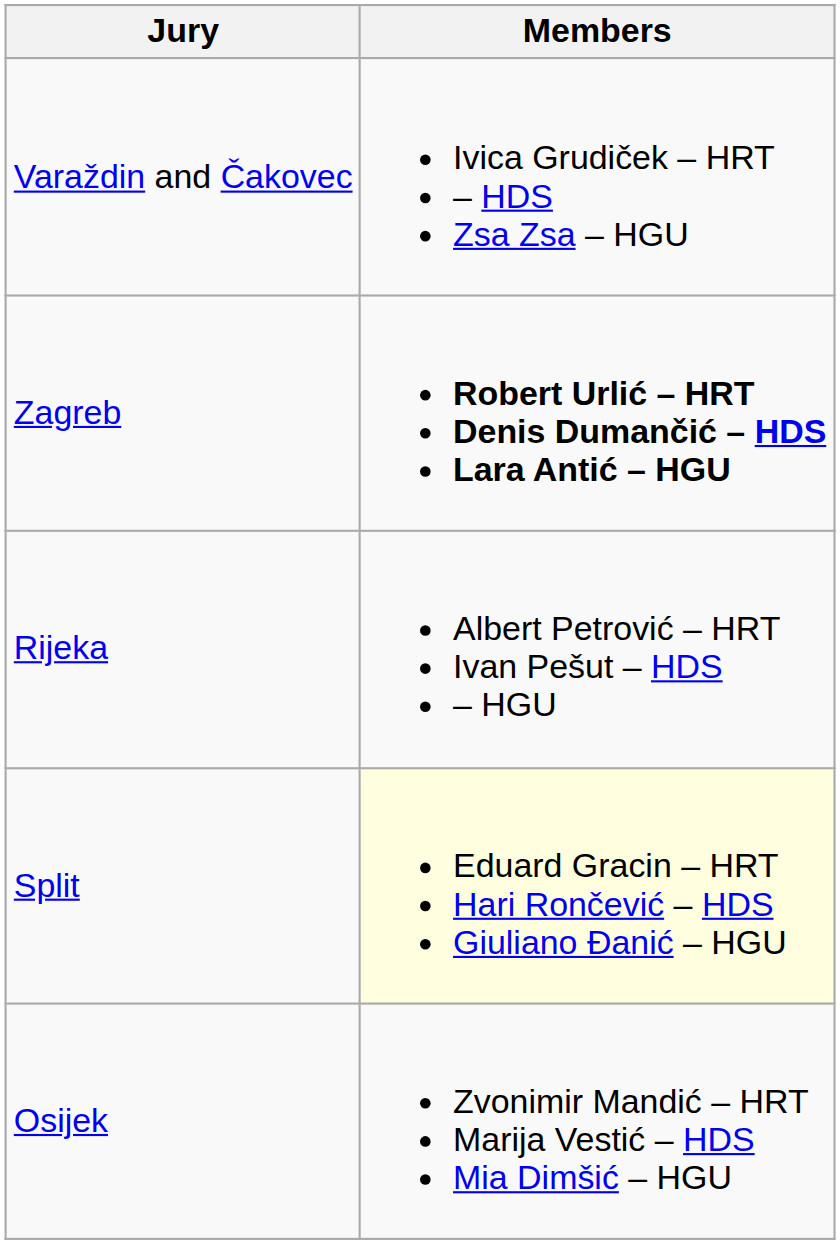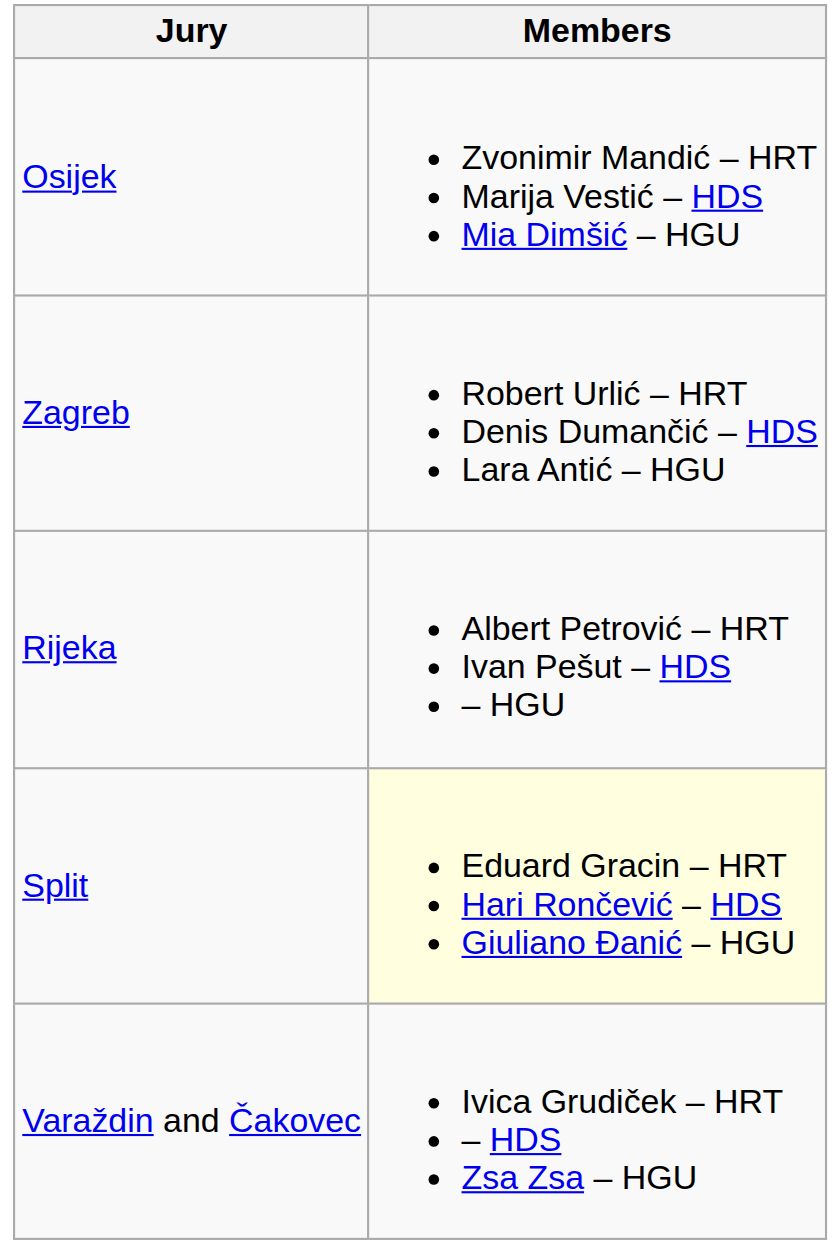rows swapped: (183, 176) <-> (61, 1120)
(597, 432) bold -> (597, 432) normal
